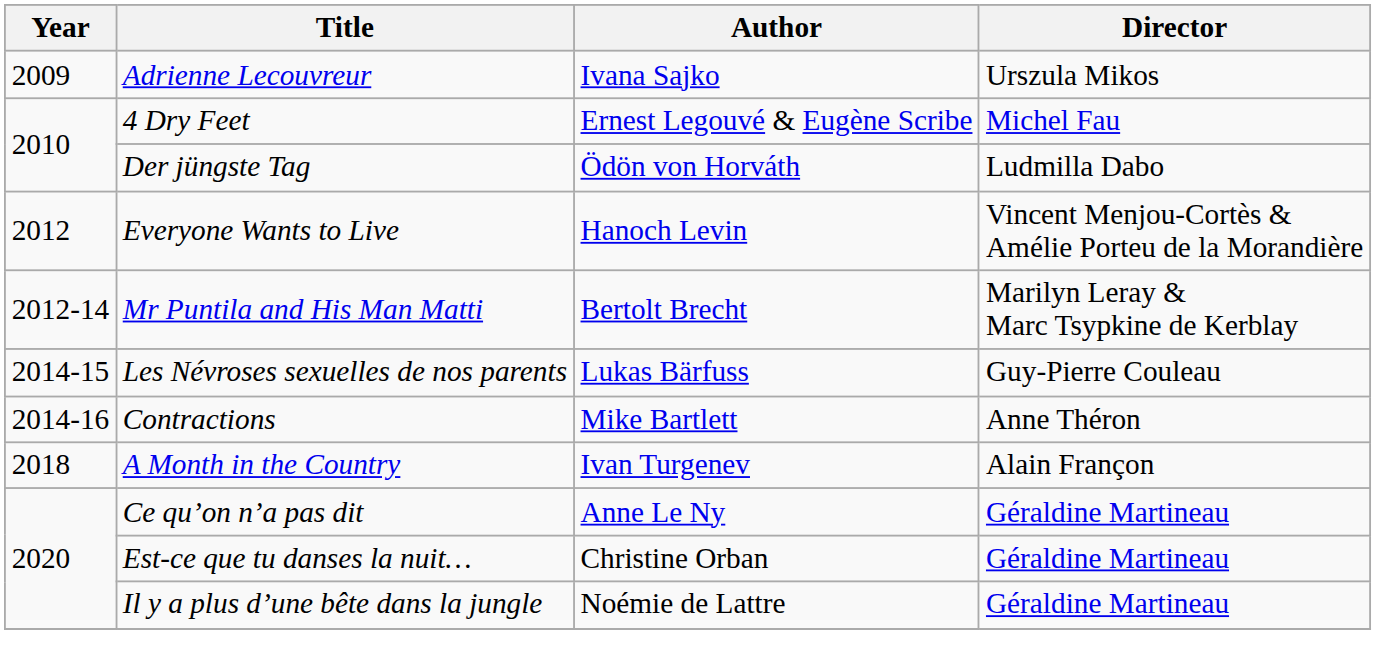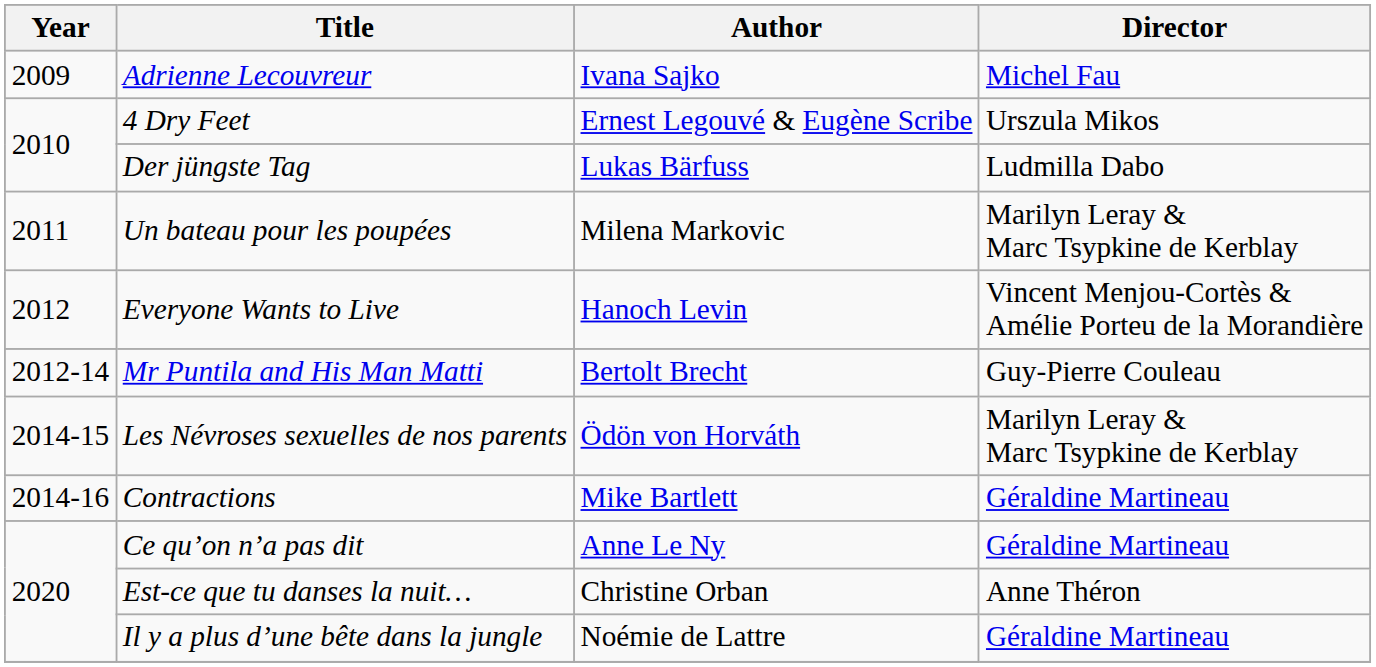(1073, 74) Urszula Mikos -> (1053, 74) Michel Fau
(1053, 120) Michel Fau -> (1073, 120) Urszula Mikos
(690, 167) Ödön von Horváth -> (665, 167) Lukas Bärfuss
+ row: (287, 229)
(1142, 309) Marilyn Leray & Marc Tsypkine de Kerblay -> (1103, 372) Guy-Pierre Couleau
(665, 372) Lukas Bärfuss -> (690, 435) Ödön von Horváth
(1103, 372) Guy-Pierre Couleau -> (1142, 435) Marilyn Leray & Marc Tsypkine de Kerblay
(1063, 418) Anne Théron -> (1108, 498) Géraldine Martineau
- row: (262, 465)
(1108, 557) Géraldine Martineau -> (1063, 590) Anne Théron
